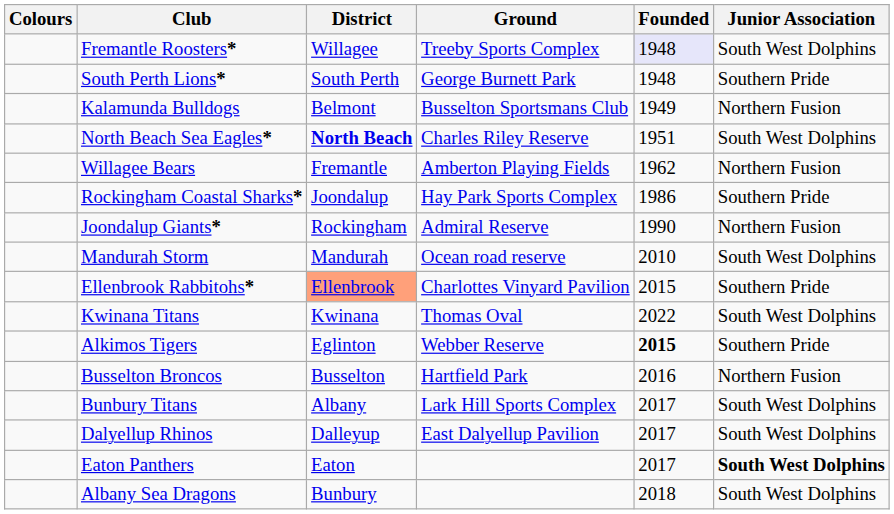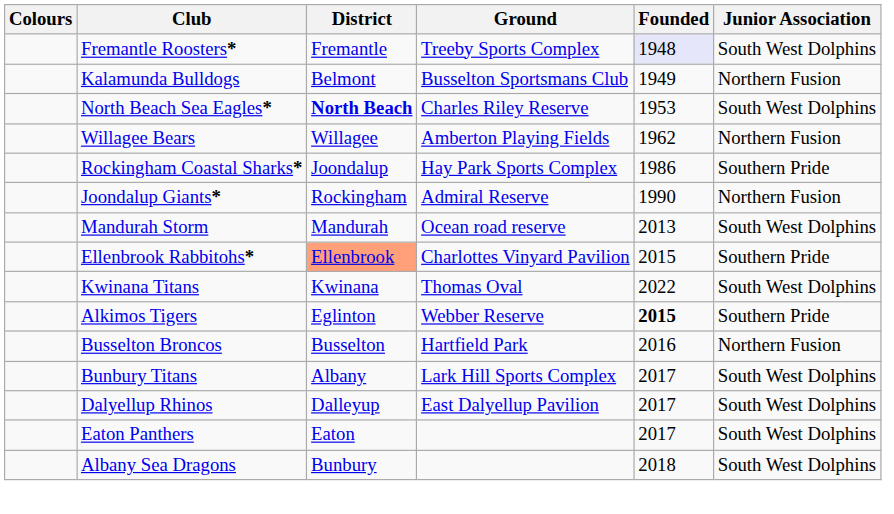(345, 49) Willagee -> (349, 49) Fremantle
- row: (153, 78)
(657, 138) 1951 -> (657, 108) 1953
(349, 167) Fremantle -> (345, 138) Willagee
(657, 256) 2010 -> (657, 227) 2013
(801, 464) bold -> (797, 434) normal
